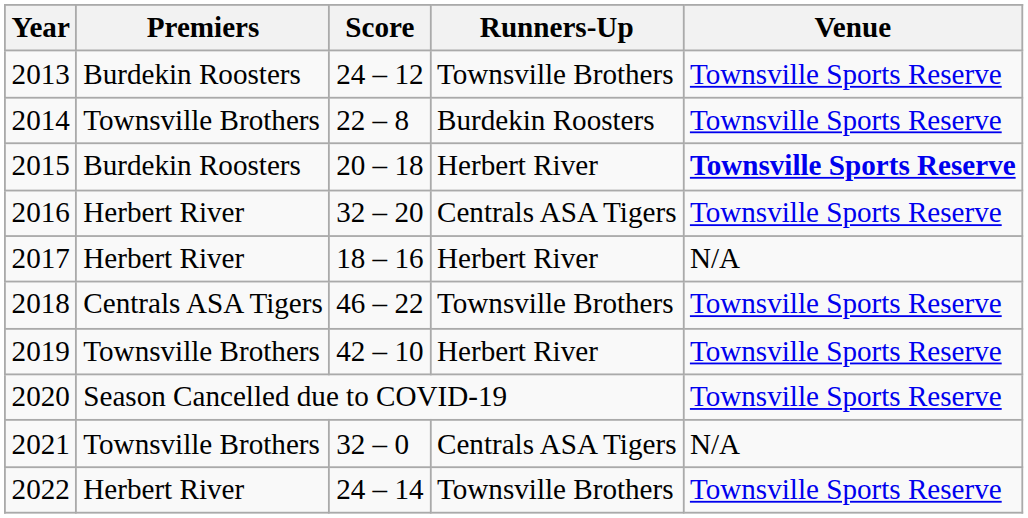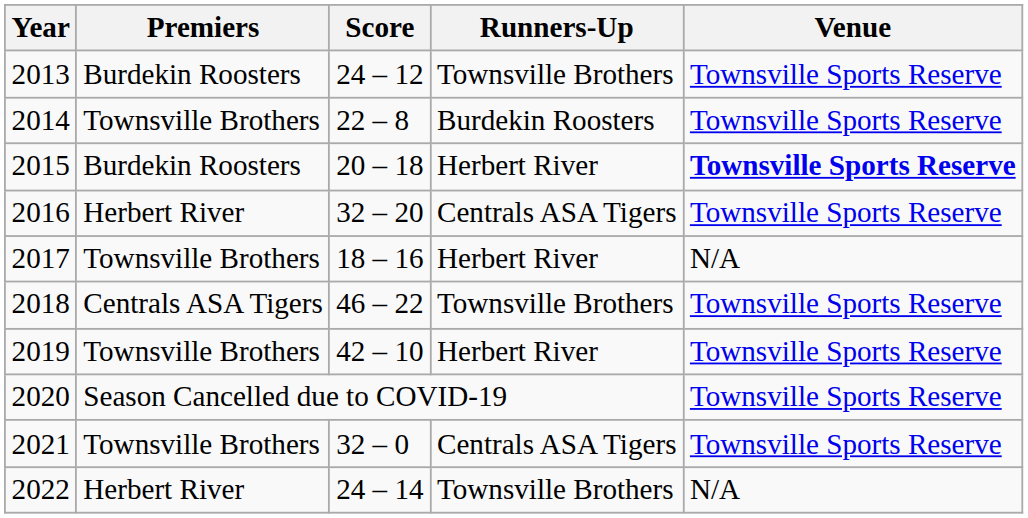(164, 258) Herbert River -> (202, 258) Townsville Brothers
(715, 443) N/A -> (846, 443) Townsville Sports Reserve
(846, 489) Townsville Sports Reserve -> (715, 489) N/A
